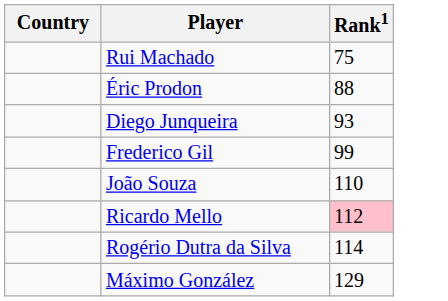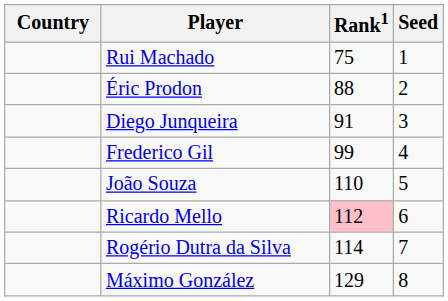+ column: (418, 23)
(344, 120) 93 -> (344, 120) 91
